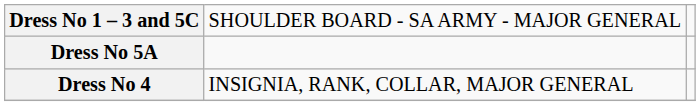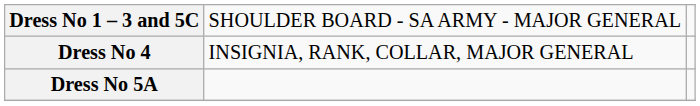rows swapped: (104, 52) <-> (104, 84)
